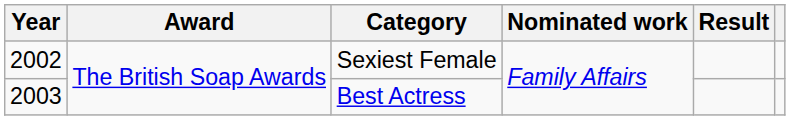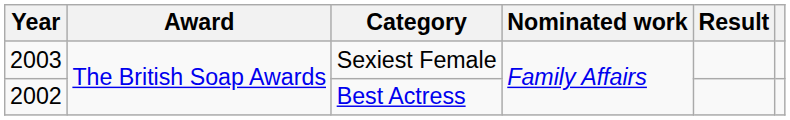(36, 59) 2002 -> (36, 59) 2003
(36, 96) 2003 -> (36, 96) 2002
